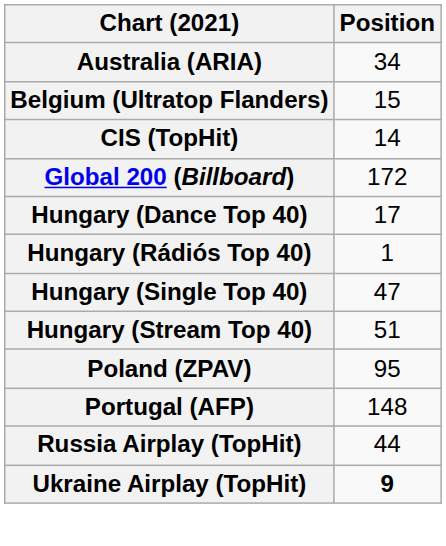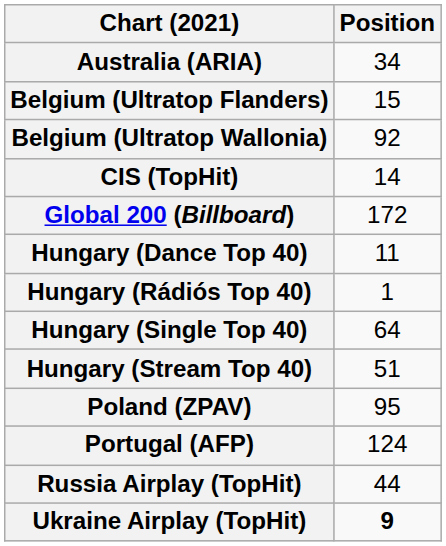+ row: (169, 138)
(387, 215) 17 -> (387, 253) 11
(387, 291) 47 -> (387, 330) 64
(387, 406) 148 -> (387, 445) 124
